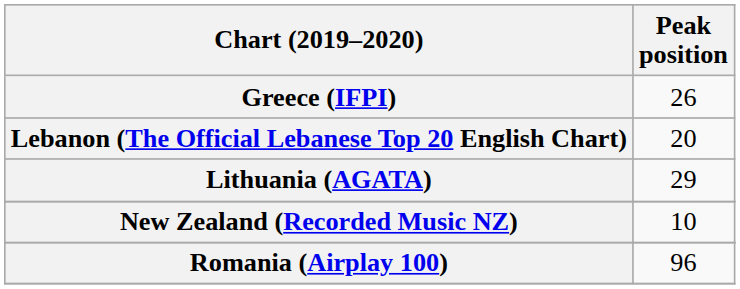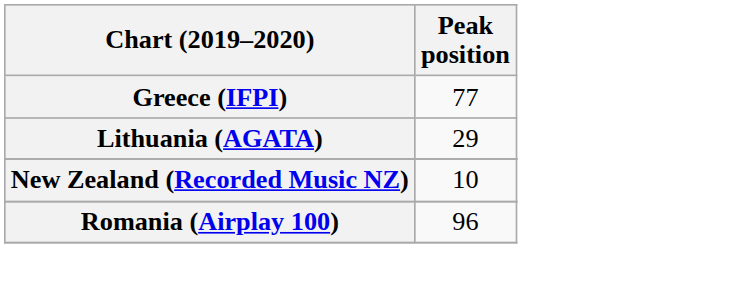(683, 96) 26 -> (465, 96) 77
- row: (319, 138)
